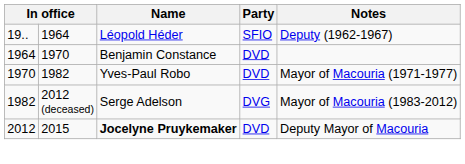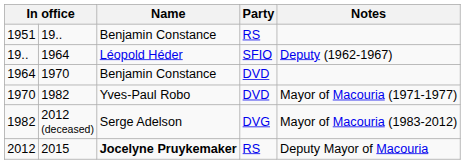+ row: (21, 34)
(256, 128) DVD -> (251, 149) RS
